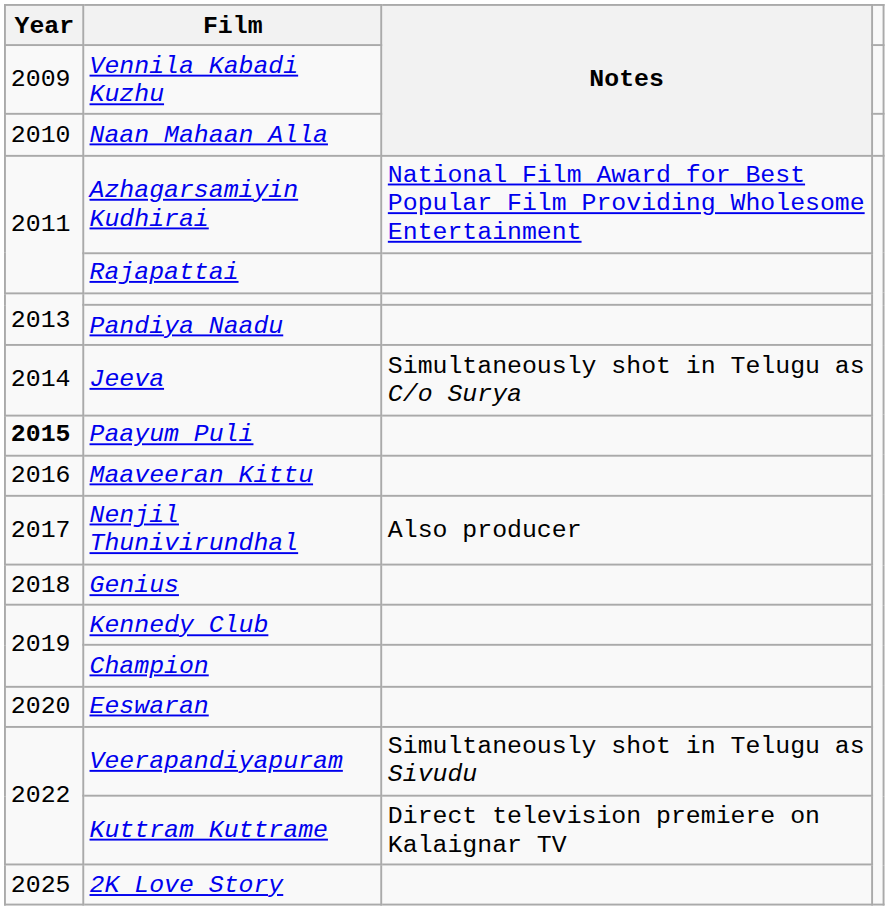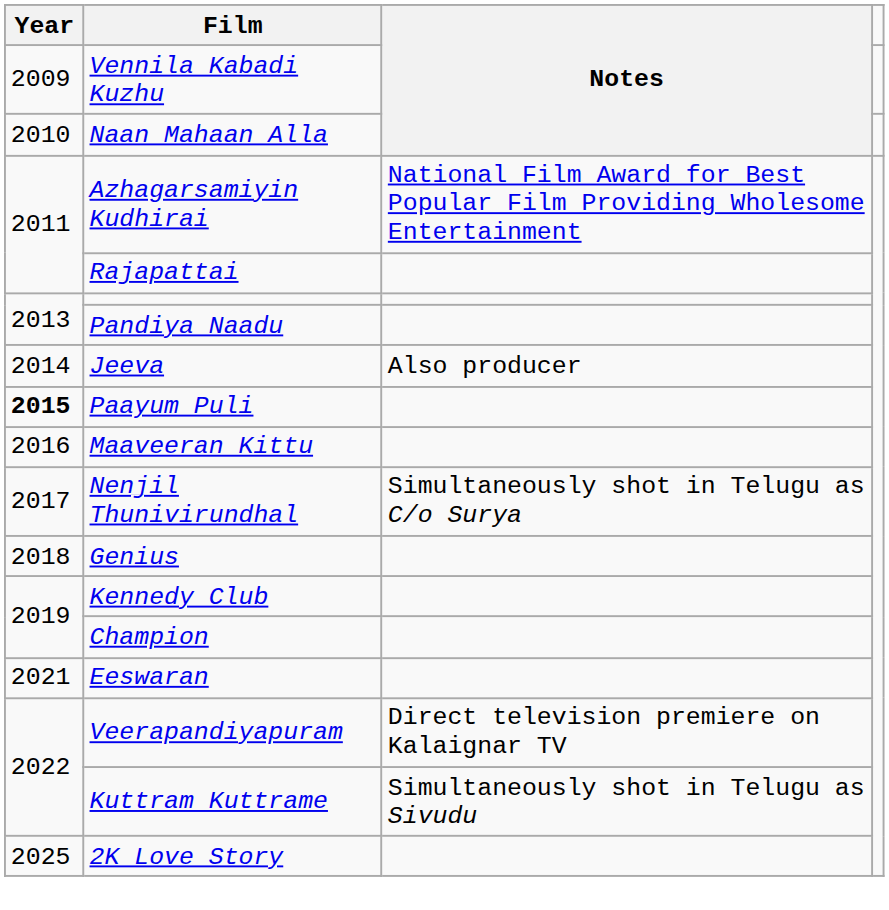(626, 380) Simultaneously shot in Telugu as C/o Surya -> (485, 366) Also producer
(485, 530) Also producer -> (626, 501) Simultaneously shot in Telugu as C/o Surya
(41, 706) 2020 -> (41, 678) 2021
(626, 761) Simultaneously shot in Telugu as Sivudu -> (604, 732) Direct television premiere on Kalaignar TV
(604, 830) Direct television premiere on Kalaignar TV -> (626, 802) Simultaneously shot in Telugu as Sivudu
